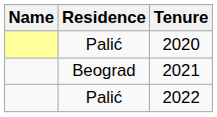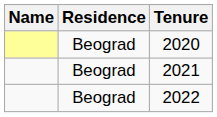(104, 44) Palić -> (104, 44) Beograd
(104, 97) Palić -> (104, 97) Beograd
